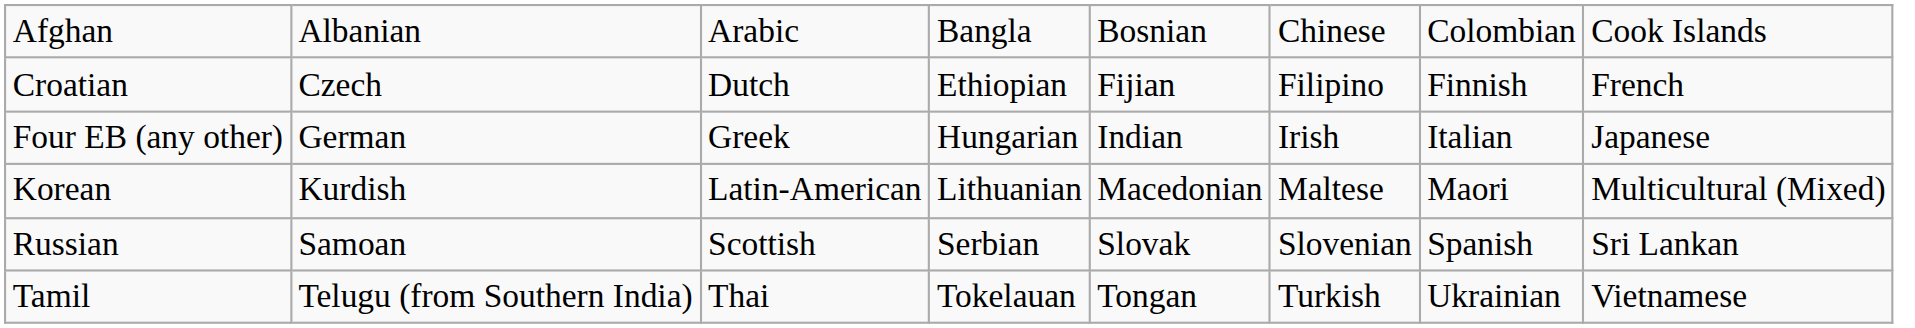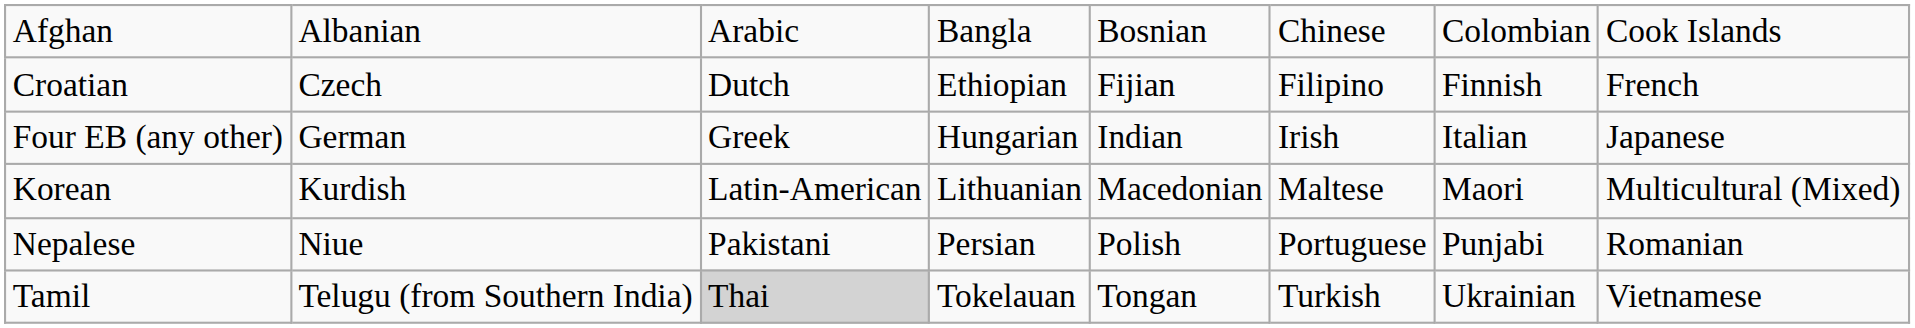+ row: (74, 243)
- row: (66, 243)
(739, 296) no background -> (739, 296) lightgrey background
